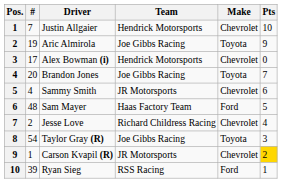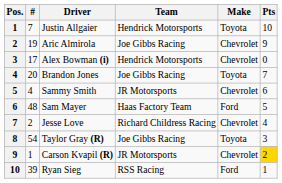(239, 28) Chevrolet -> (233, 28) Toyota
(233, 44) Toyota -> (239, 44) Chevrolet
